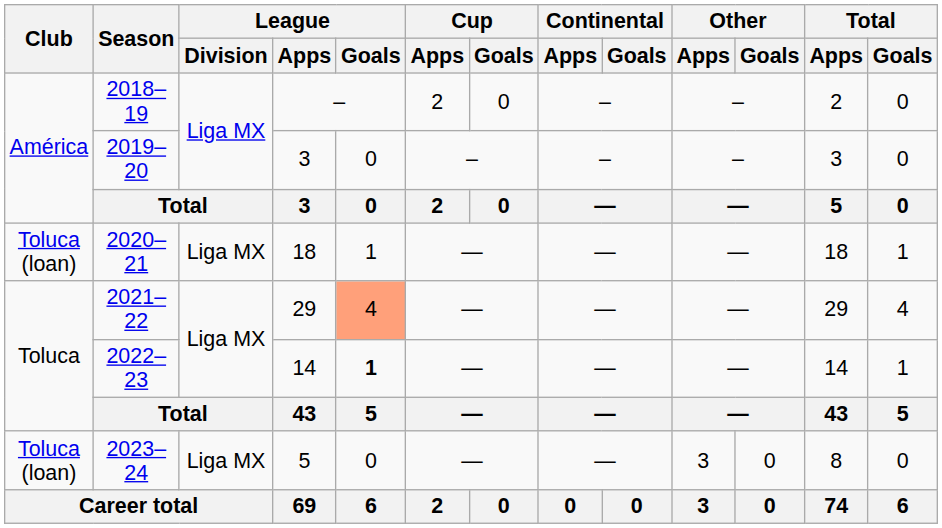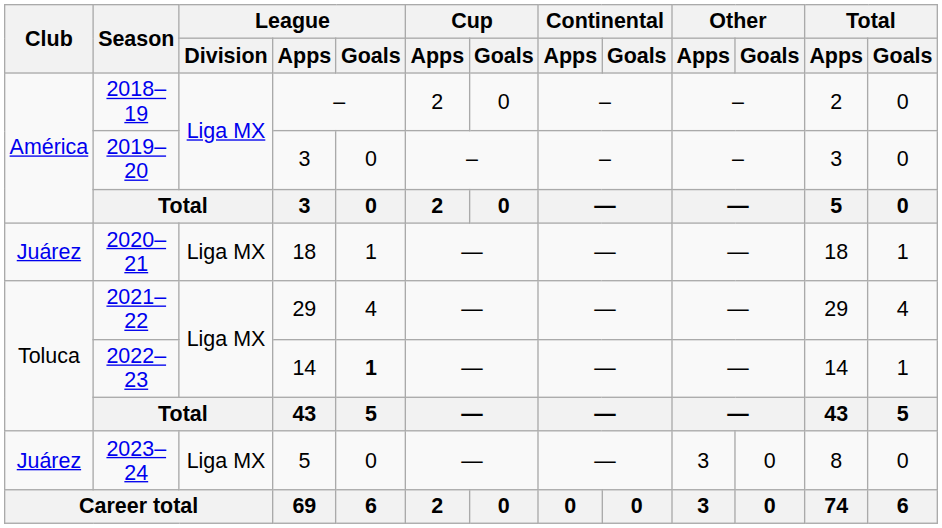(49, 251) Toluca (loan) -> (49, 251) Juárez
(371, 309) lightsalmon background -> (371, 309) no background
(49, 460) Toluca (loan) -> (49, 460) Juárez
